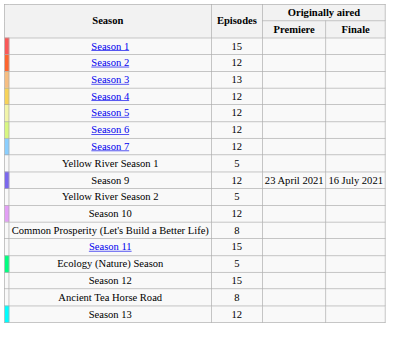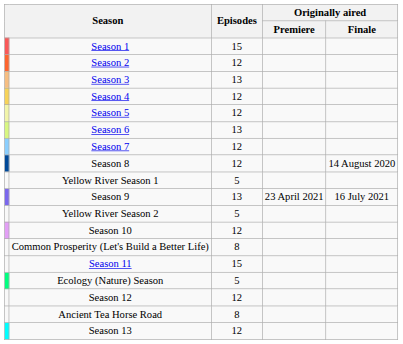(237, 130) 12 -> (237, 130) 13
+ row: (110, 163)
(237, 180) 12 -> (237, 197) 13
(237, 280) 15 -> (237, 297) 12
